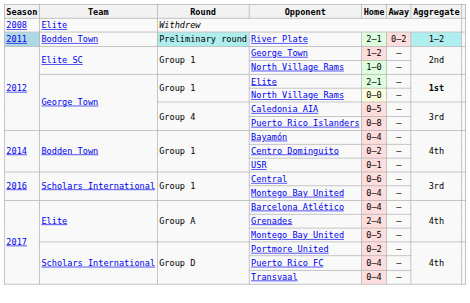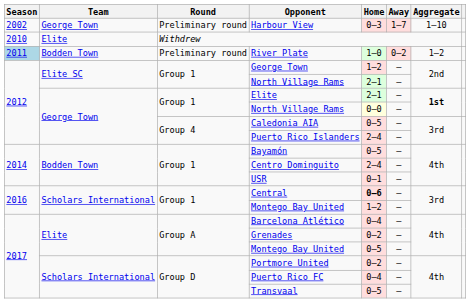+ row: (70, 25)
(17, 25) 2008 -> (17, 39) 2010
(203, 39) paleturquoise background -> (203, 53) no background
(374, 39) 2–1 -> (374, 53) 1–0
(436, 39) paleturquoise background -> (436, 53) no background
(374, 67) 1–0 -> (374, 81) 2–1
(374, 123) 0–8 -> (374, 137) 2–4
(374, 137) 0–4 -> (374, 151) 0–5
(374, 151) 0–2 -> (374, 165) 2–4
(374, 179) normal -> (374, 193) bold
(374, 193) 0–4 -> (374, 207) 1–2
(374, 221) 2–4 -> (374, 235) 0–2
(374, 277) 0–4 -> (374, 291) 0–5
